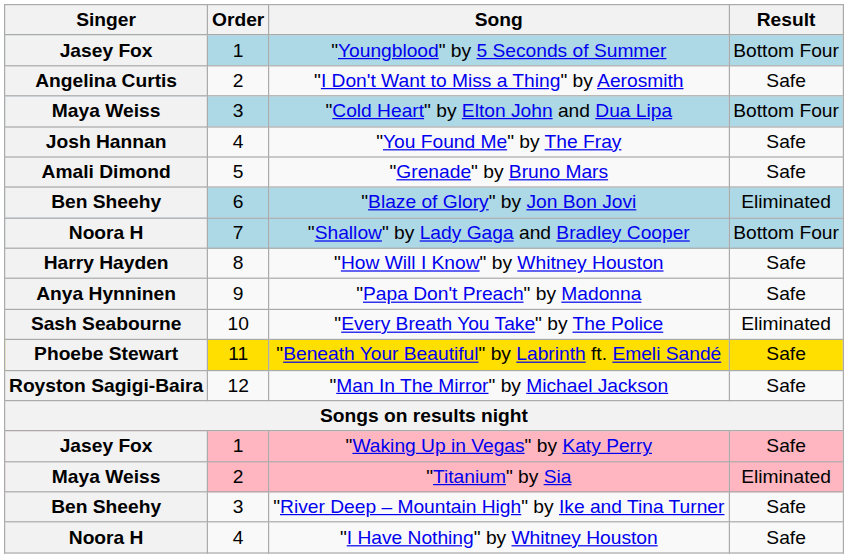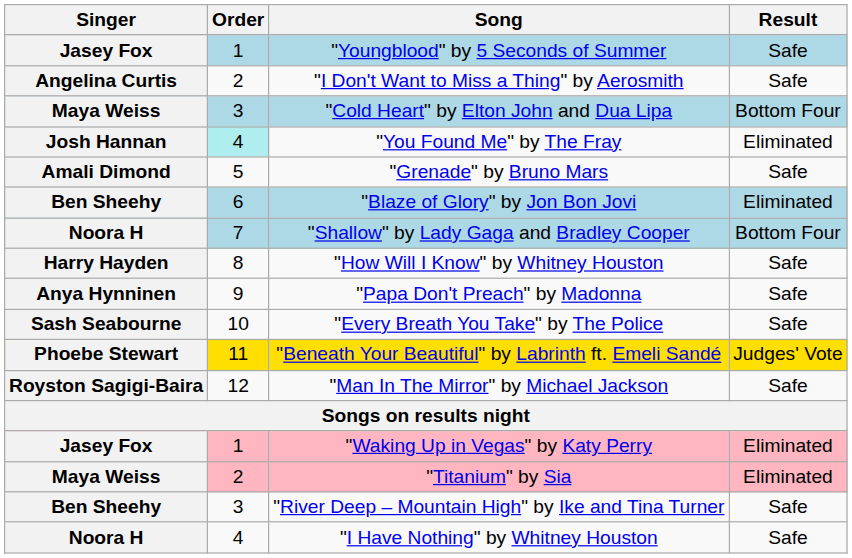(786, 50) Bottom Four -> (788, 50) Safe
(238, 141) no background -> (238, 141) paleturquoise background
(786, 141) Safe -> (788, 141) Eliminated
(786, 324) Eliminated -> (788, 324) Safe
(786, 354) Safe -> (788, 354) Judges' Vote
(786, 446) Safe -> (788, 446) Eliminated
